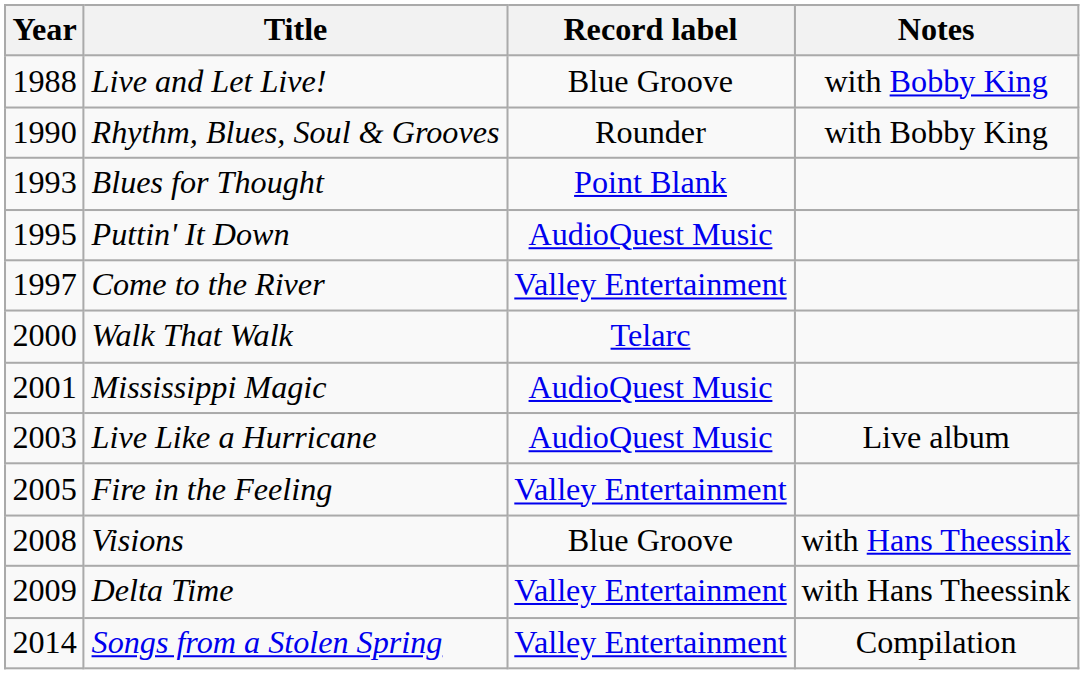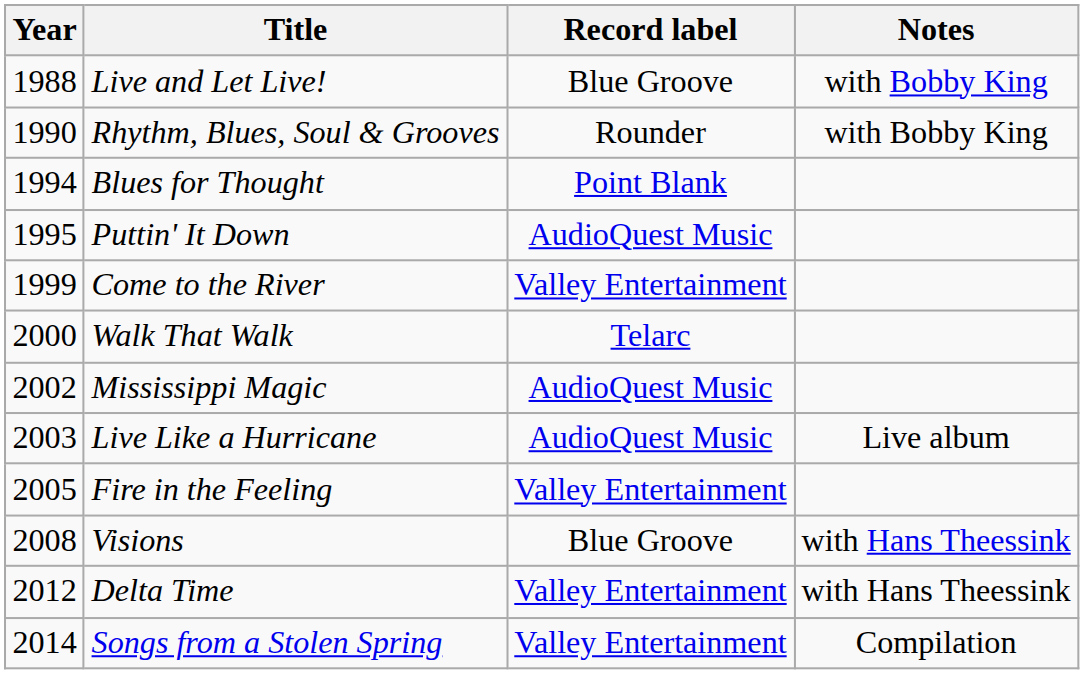(45, 183) 1993 -> (45, 183) 1994
(45, 285) 1997 -> (45, 285) 1999
(45, 387) 2001 -> (45, 387) 2002
(45, 591) 2009 -> (45, 591) 2012
